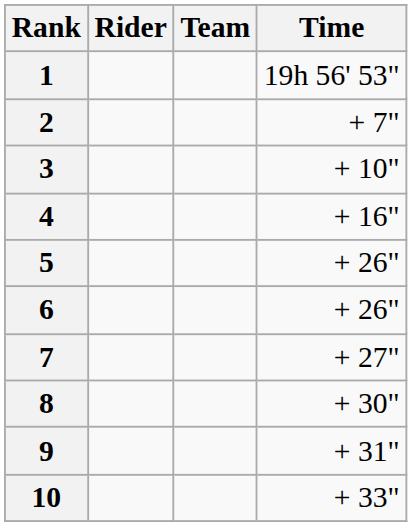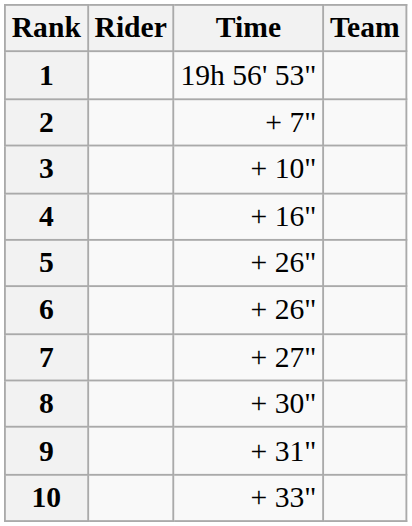columns swapped: (215, 27) <-> (332, 27)
